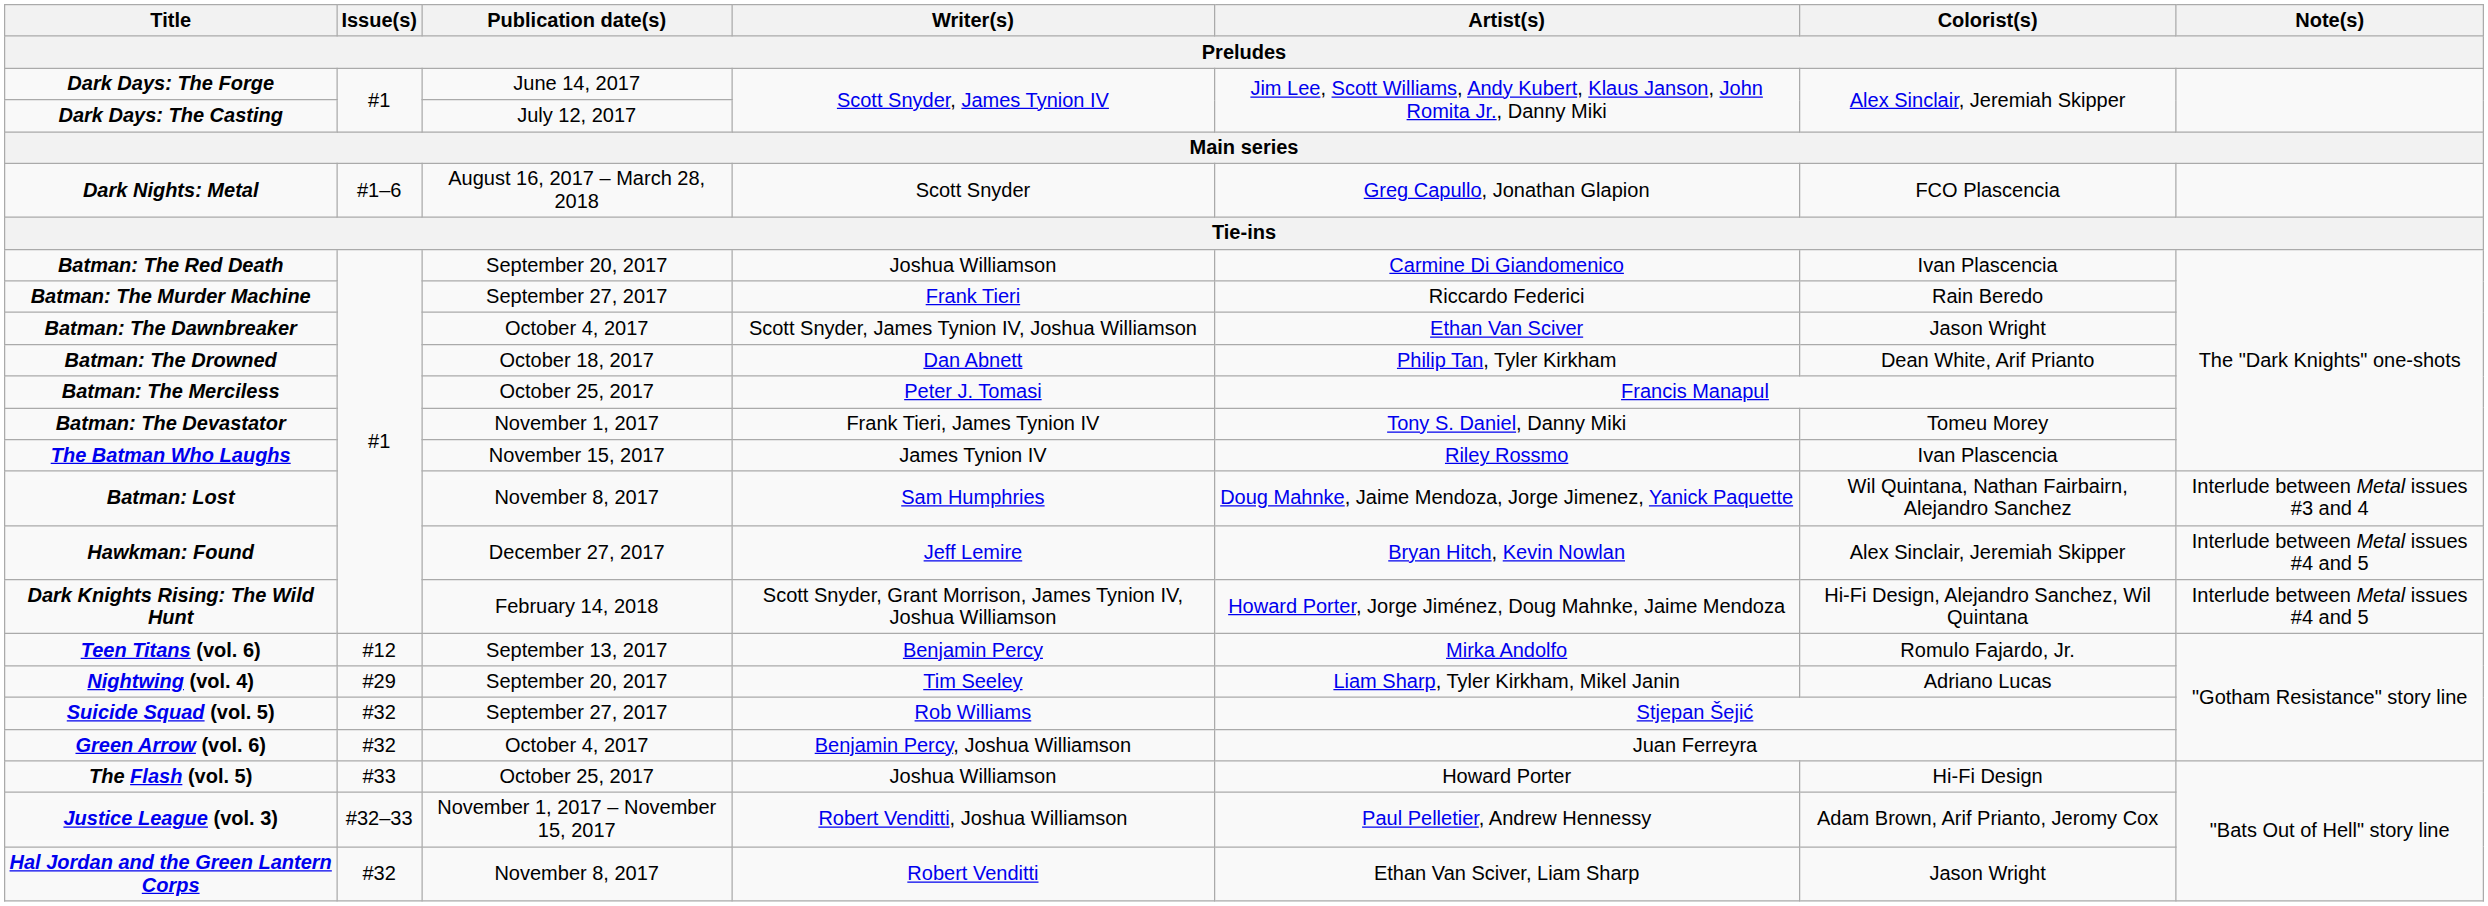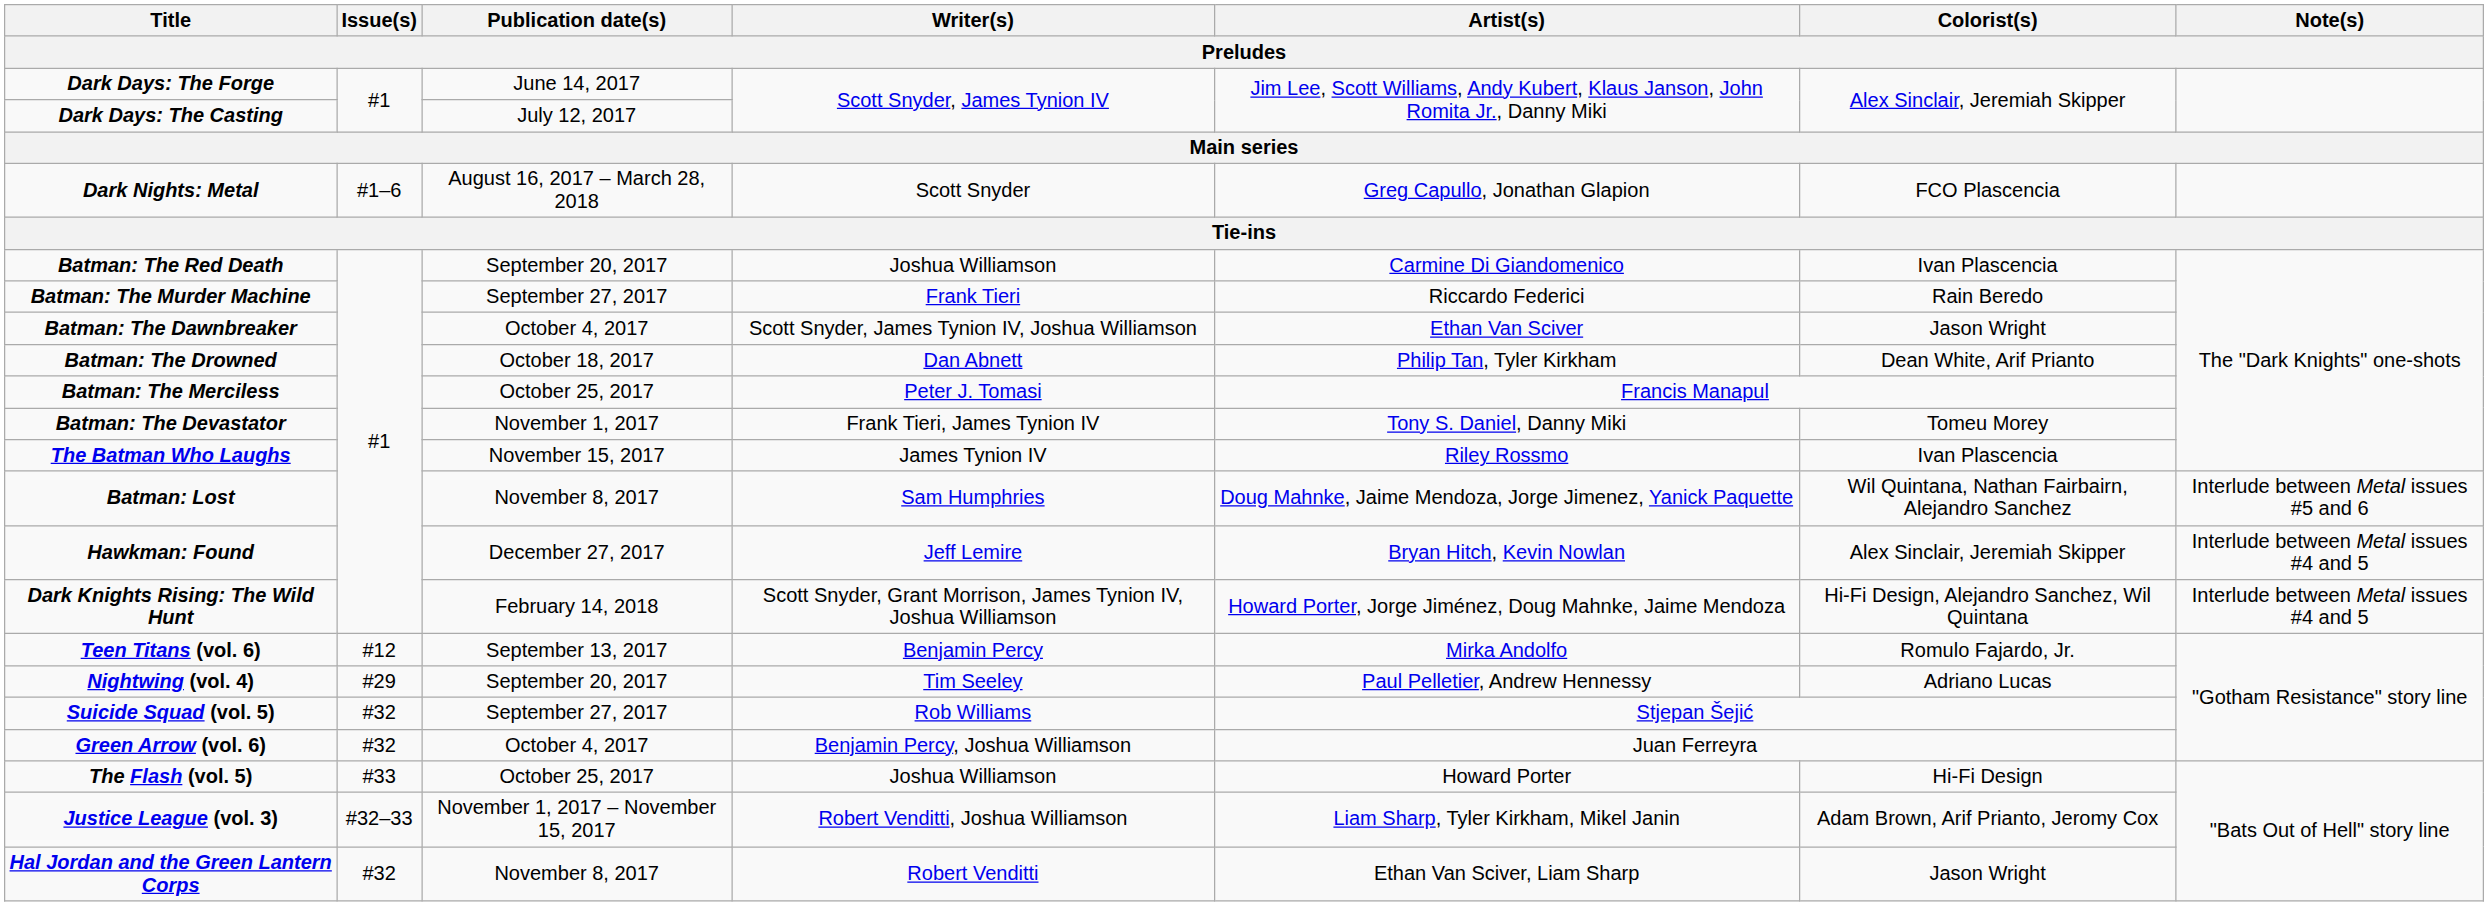(2330, 498) Interlude between Metal issues #3 and 4 -> (2330, 498) Interlude between Metal issues #5 and 6
(1507, 681) Liam Sharp, Tyler Kirkham, Mikel Janin -> (1507, 681) Paul Pelletier, Andrew Hennessy
(1507, 819) Paul Pelletier, Andrew Hennessy -> (1507, 819) Liam Sharp, Tyler Kirkham, Mikel Janin
